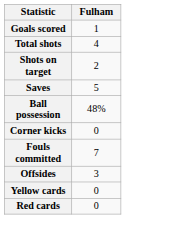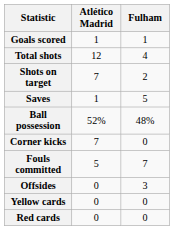+ column: (96, 18)
